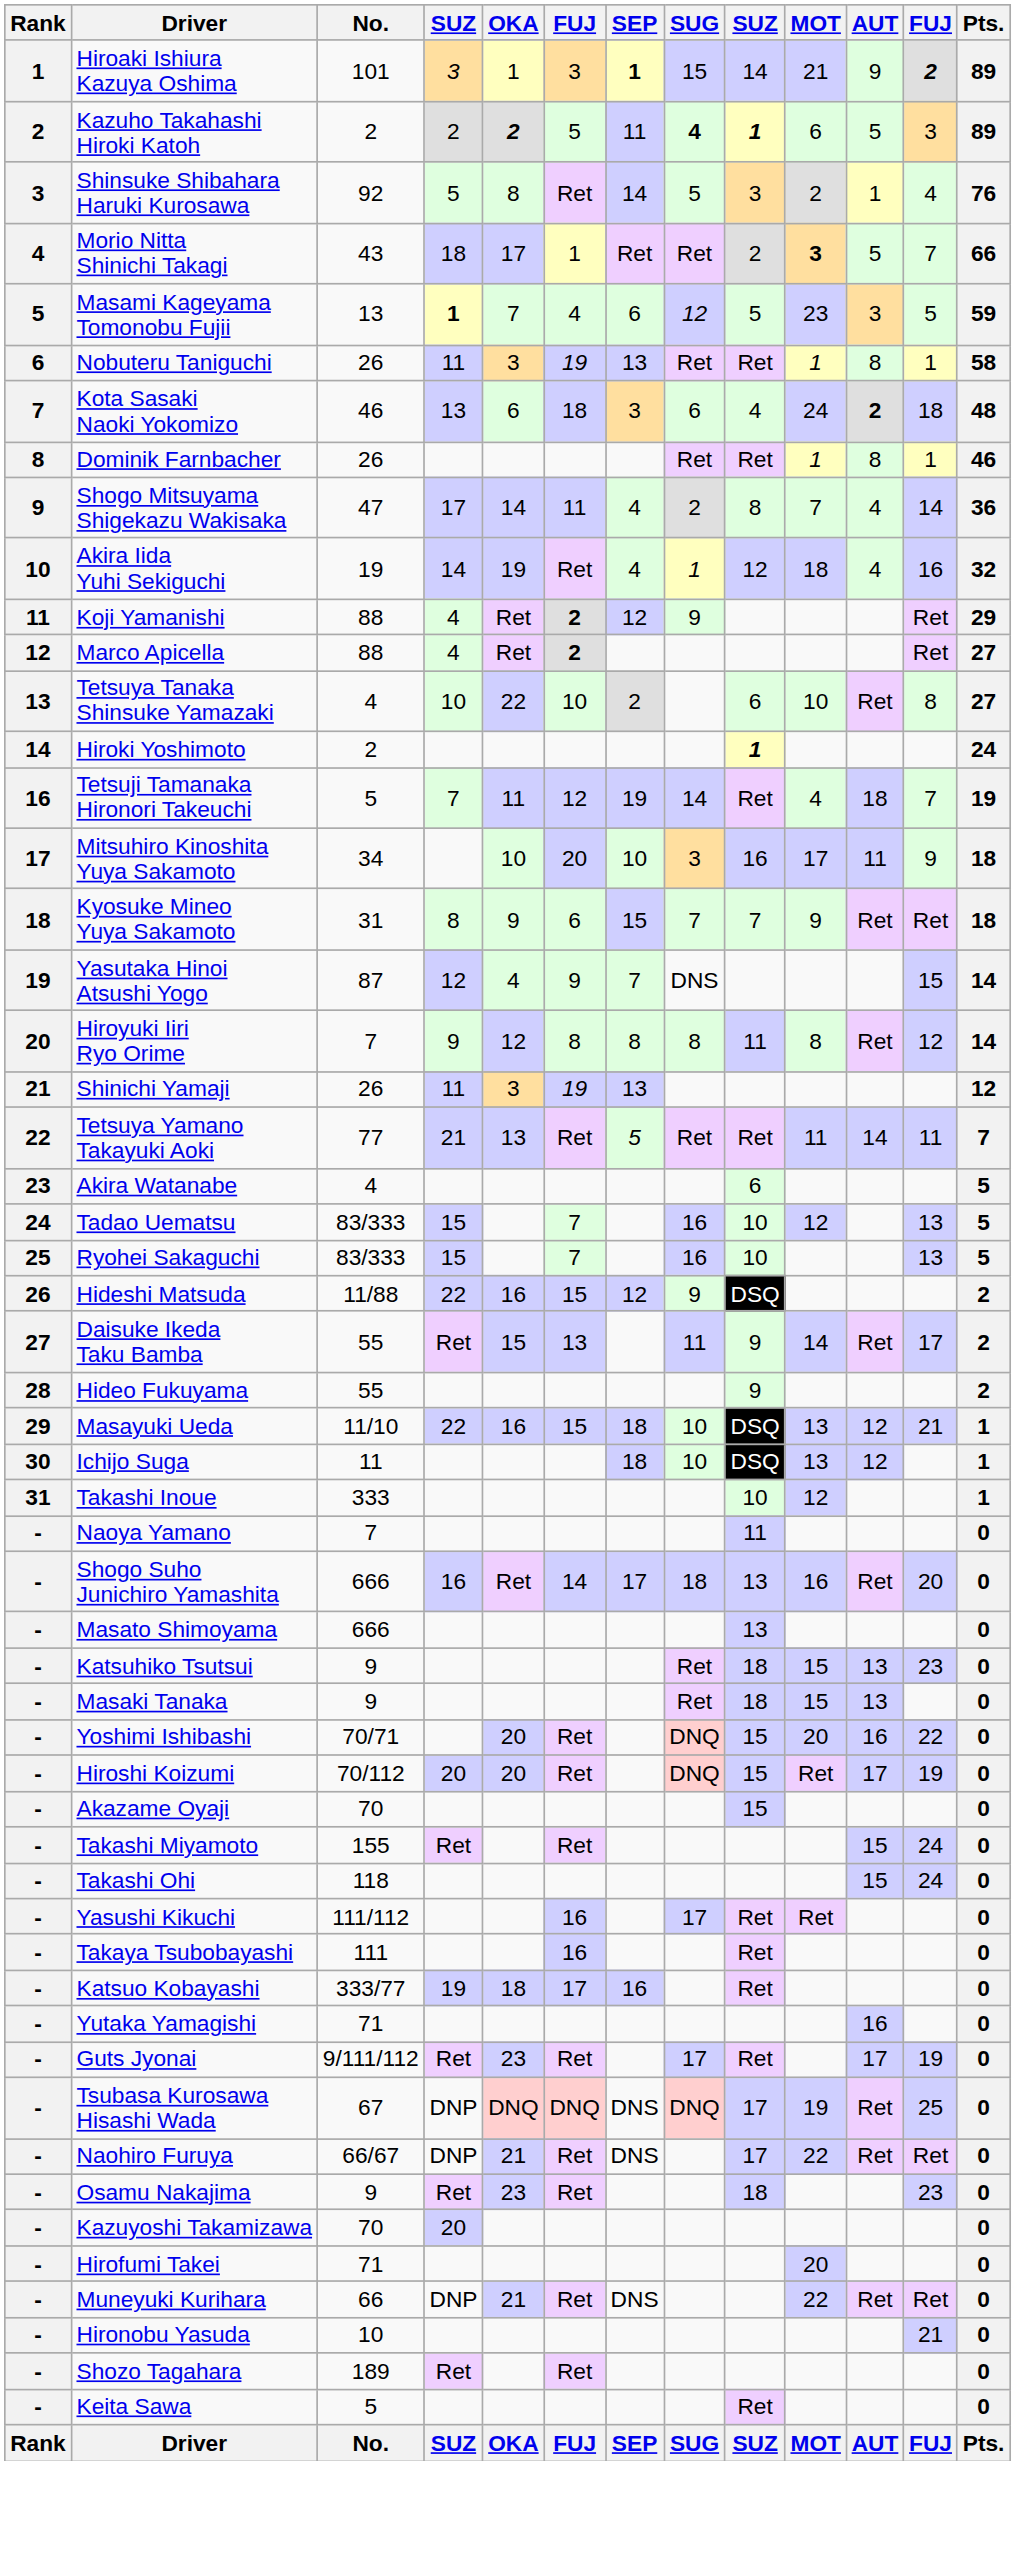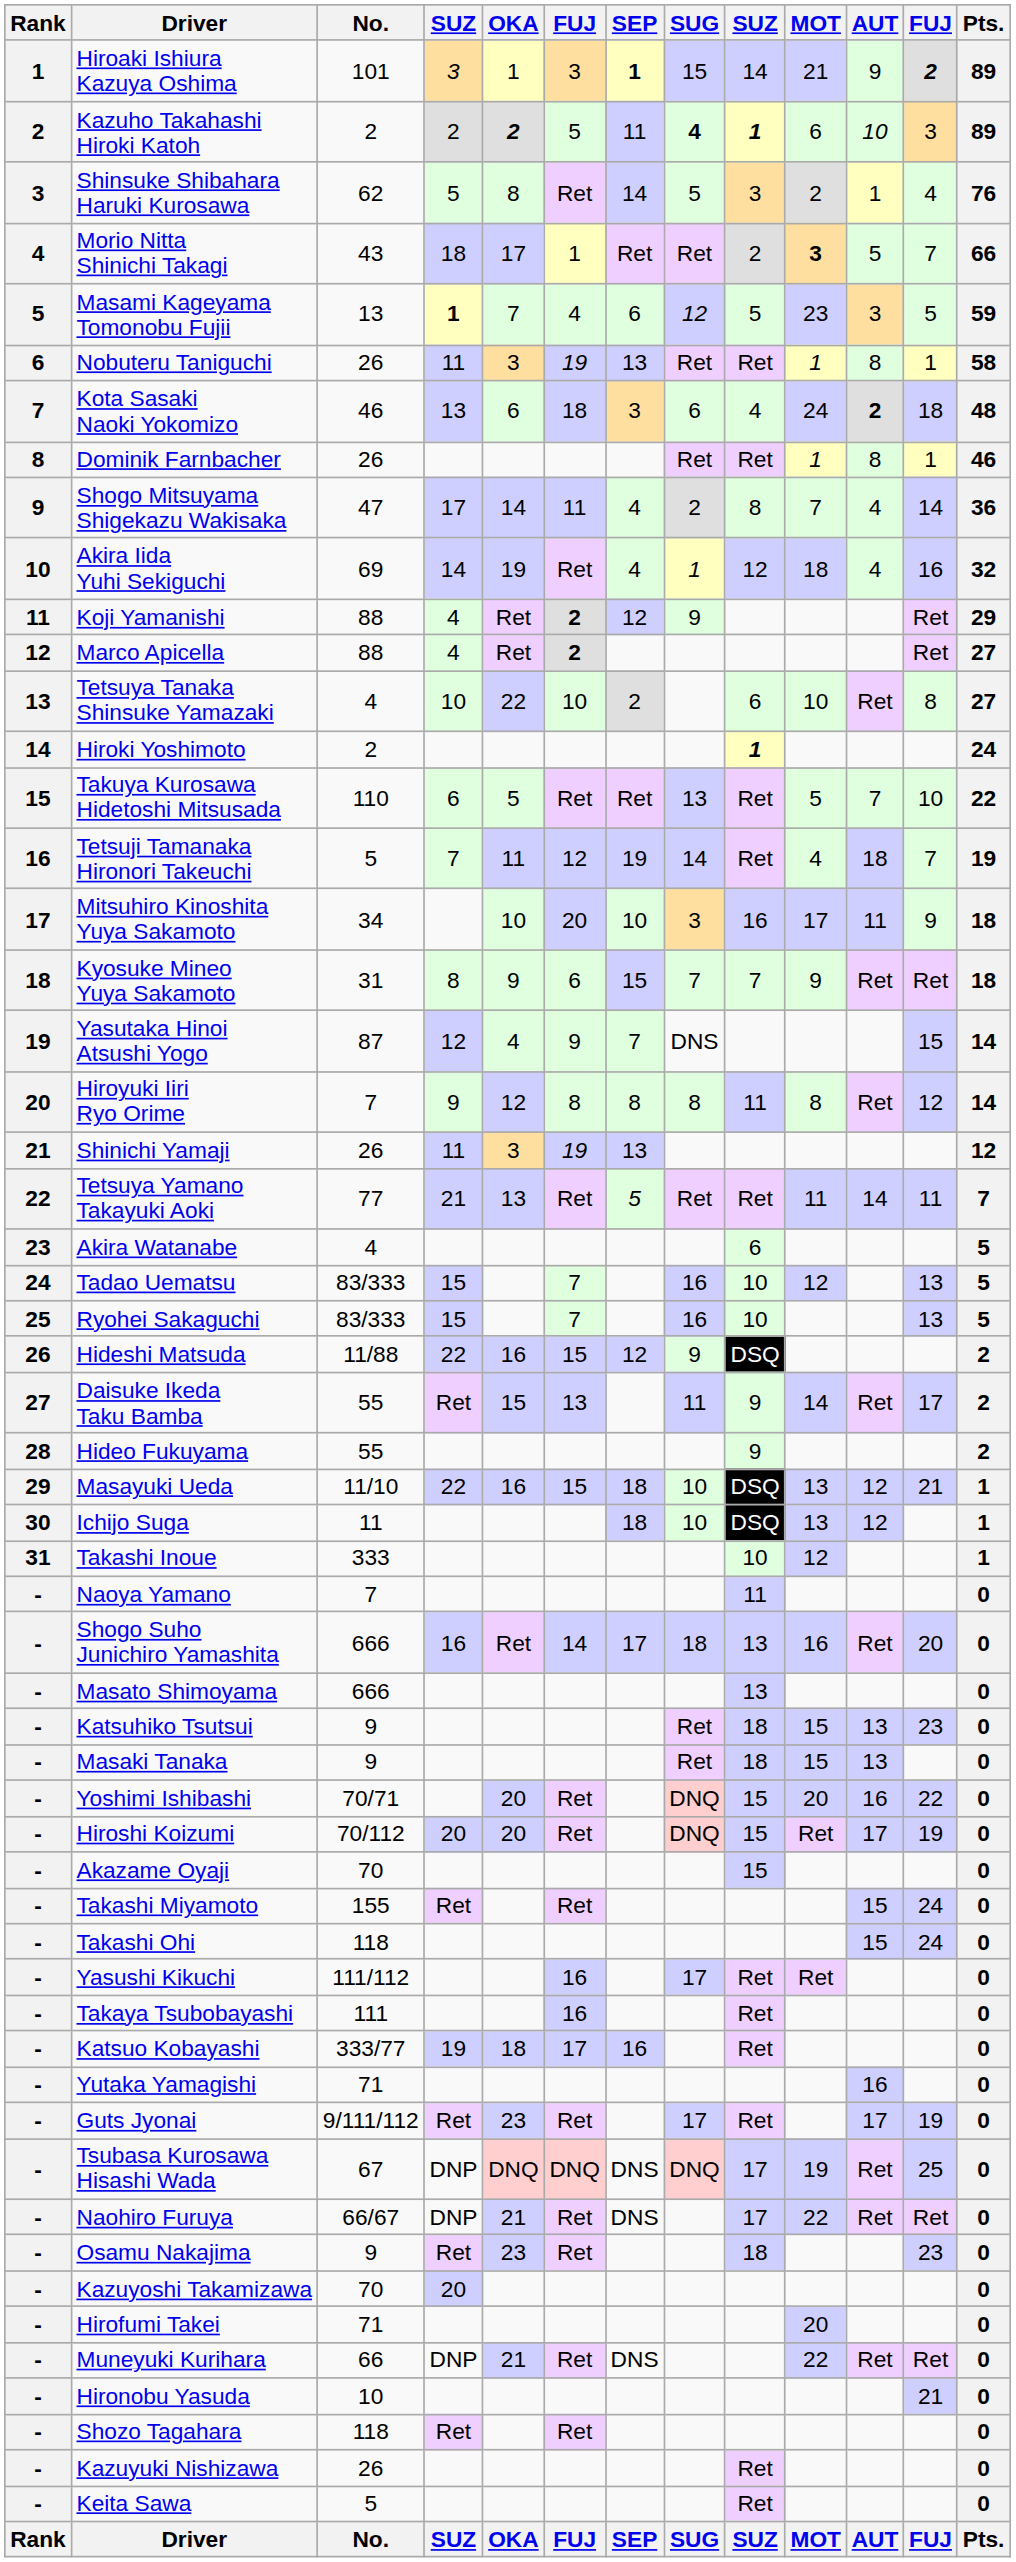(875, 132) 5 -> (875, 132) 10
(371, 192) 92 -> (371, 192) 62
(371, 568) 19 -> (371, 568) 69
+ row: (179, 797)
(371, 2371) 189 -> (371, 2432) 118
+ row: (177, 2467)
